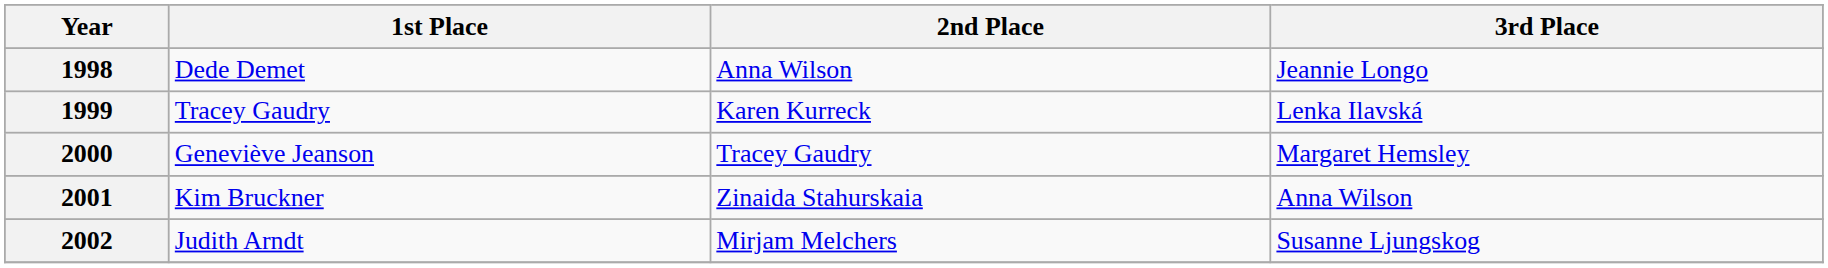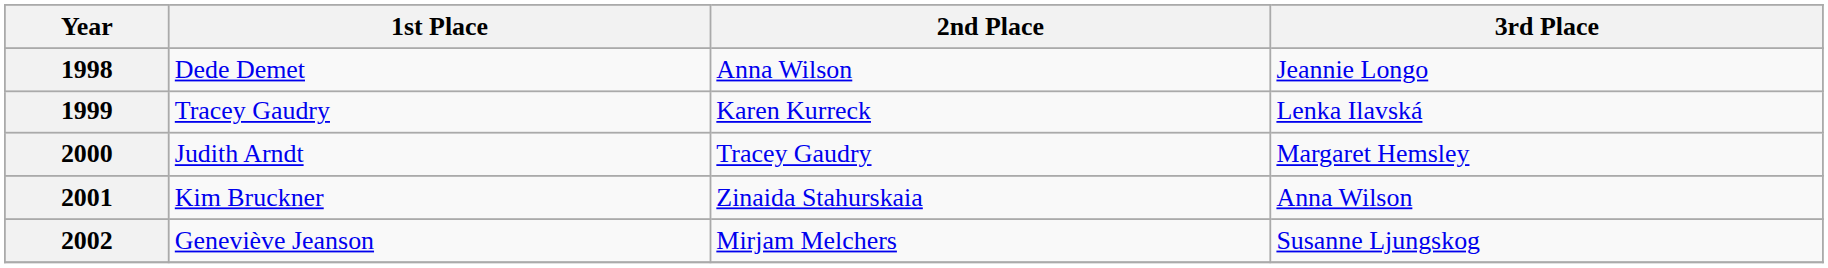(274, 154) Geneviève Jeanson -> (239, 154) Judith Arndt
(239, 240) Judith Arndt -> (274, 240) Geneviève Jeanson
